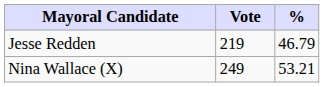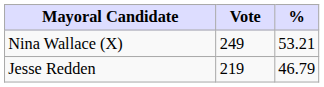rows swapped: (65, 69) <-> (52, 43)
